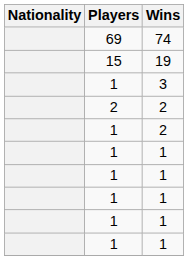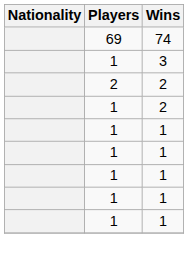- row: (114, 61)
